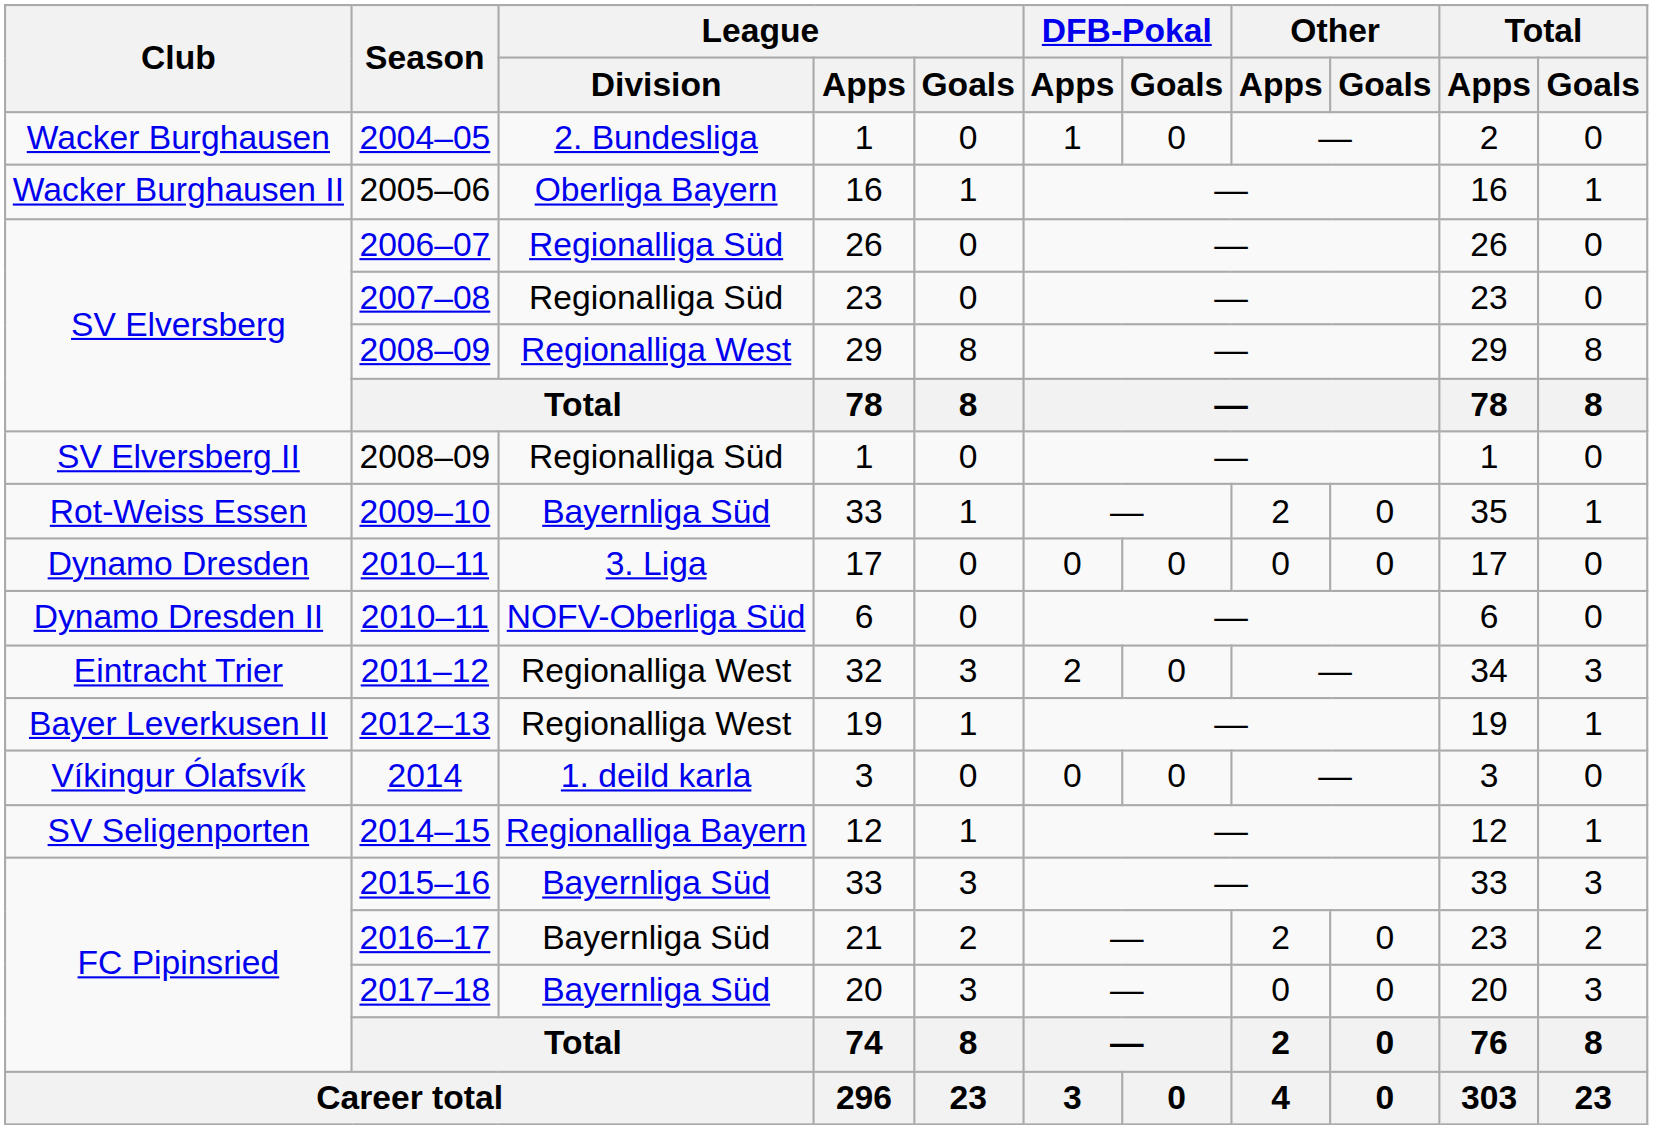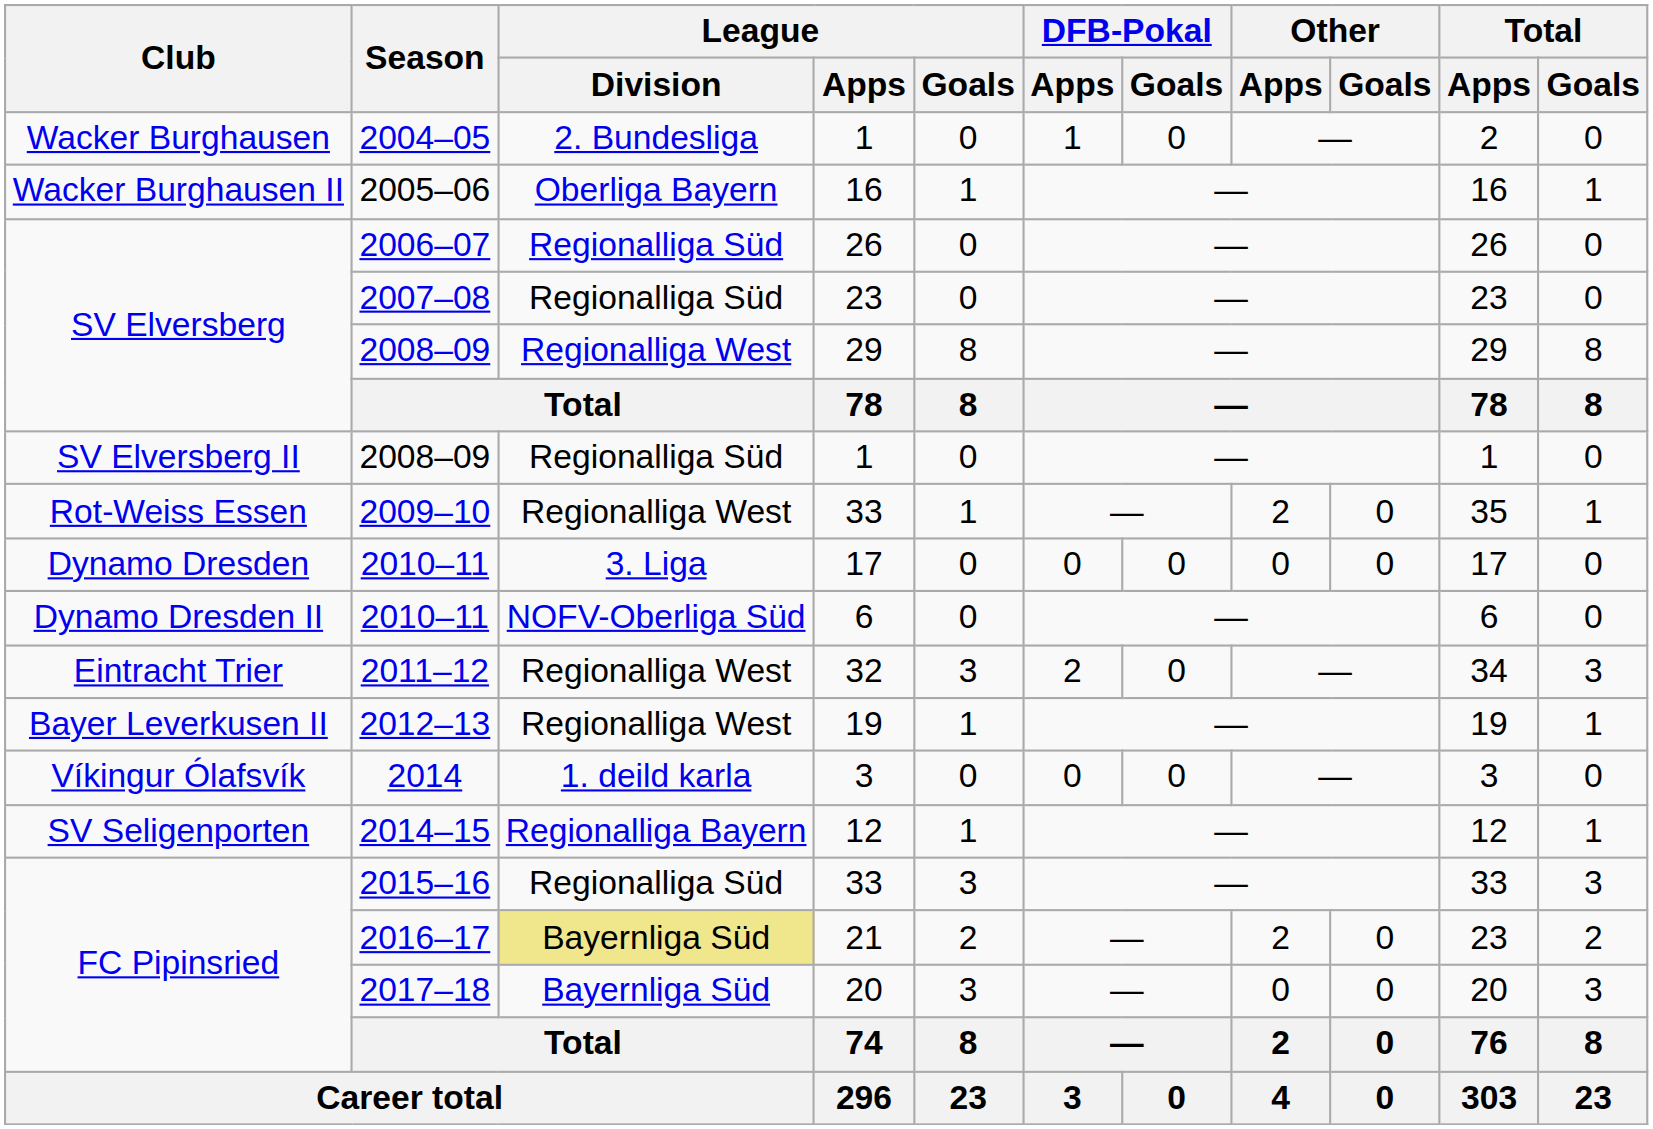(656, 510) Bayernliga Süd -> (656, 510) Regionalliga West
(656, 883) Bayernliga Süd -> (656, 883) Regionalliga Süd
(656, 937) no background -> (656, 937) khaki background
